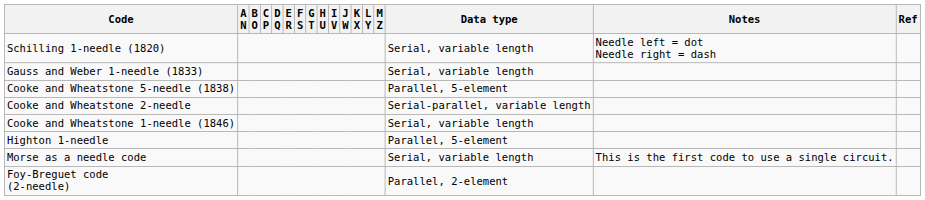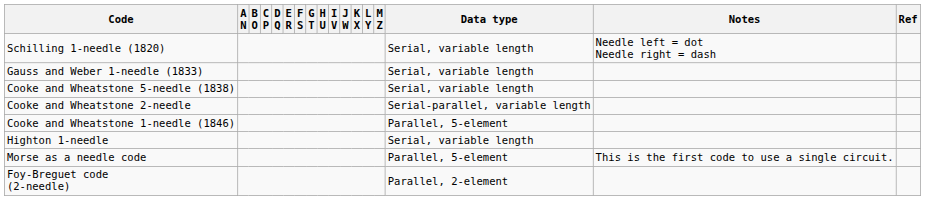(448, 89) Parallel, 5-element -> (461, 89) Serial, variable length
(461, 123) Serial, variable length -> (448, 123) Parallel, 5-element
(448, 140) Parallel, 5-element -> (461, 140) Serial, variable length
(461, 157) Serial, variable length -> (448, 157) Parallel, 5-element
